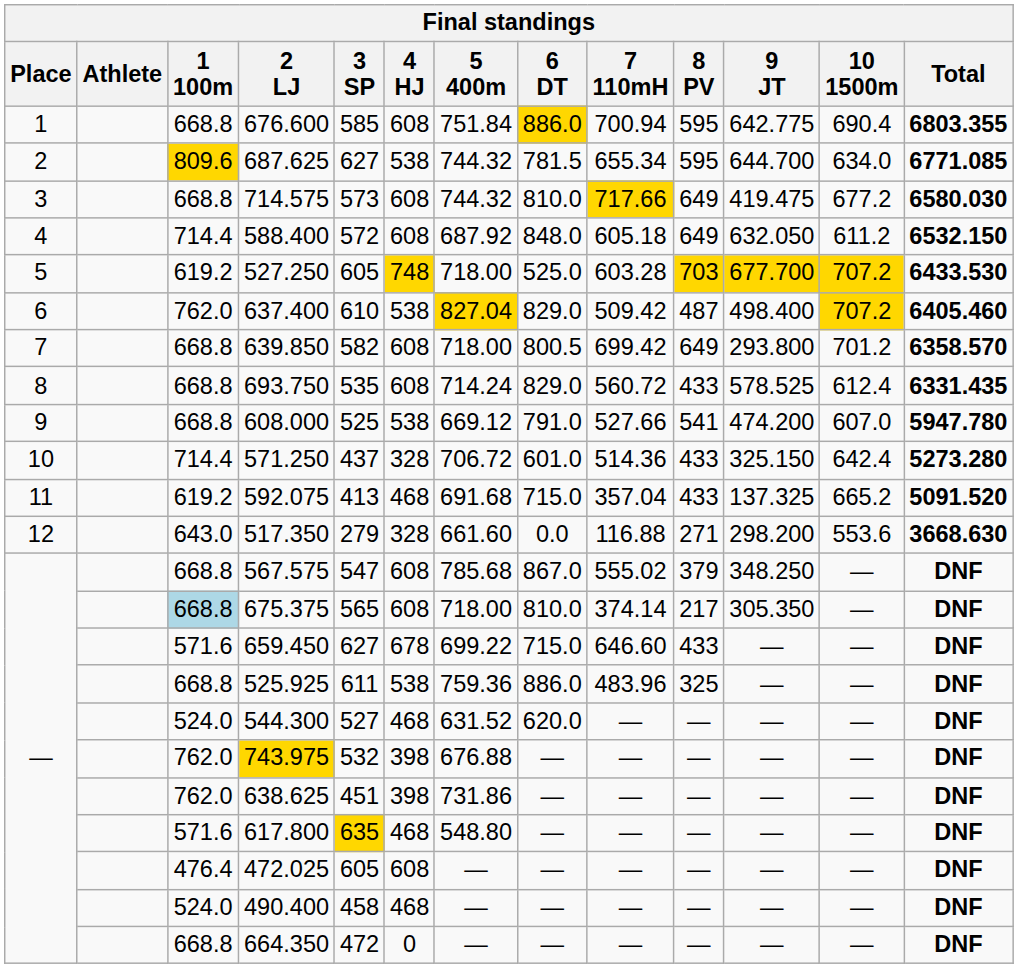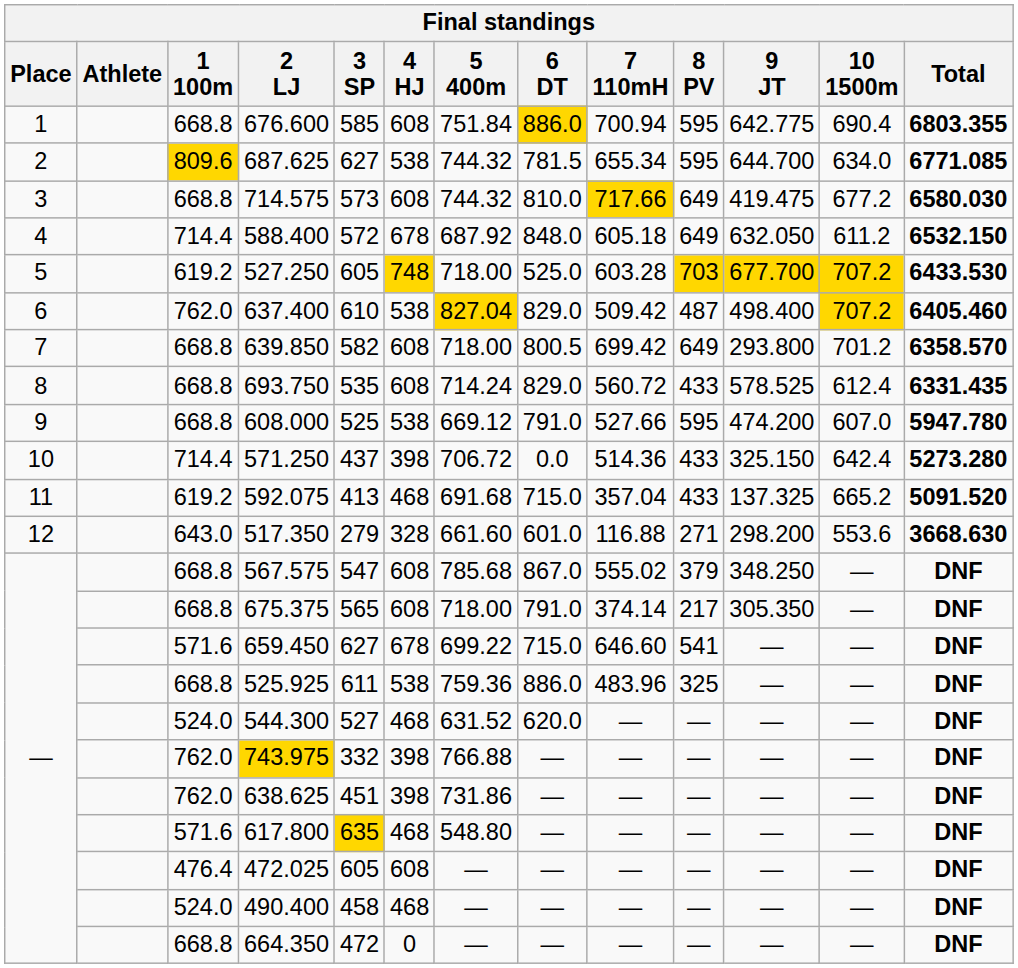(410, 236) 608 -> (410, 236) 678
(699, 422) 541 -> (699, 422) 595
(410, 459) 328 -> (410, 459) 398
(552, 459) 601.0 -> (552, 459) 0.0
(552, 534) 0.0 -> (552, 534) 601.0
(203, 609) lightblue background -> (203, 609) no background
(552, 609) 810.0 -> (552, 609) 791.0
(699, 646) 433 -> (699, 646) 541
(360, 758) 532 -> (360, 758) 332
(476, 758) 676.88 -> (476, 758) 766.88
